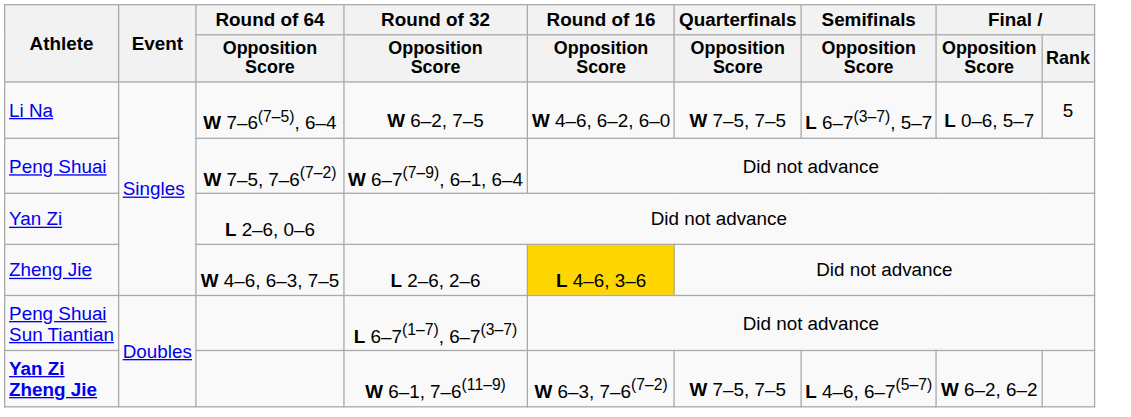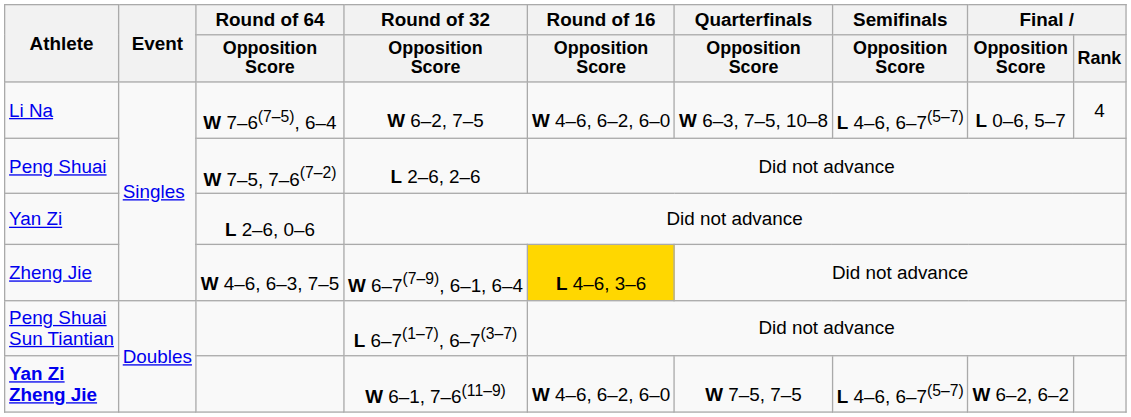(738, 121) W 7–5, 7–5 -> (754, 121) W 6–3, 7–5, 10–8
(869, 121) L 6–7(3–7), 5–7 -> (900, 121) L 4–6, 6–7(5–7)
(1068, 110) 5 -> (1099, 110) 4
(436, 177) W 6–7(7–9), 6–1, 6–4 -> (436, 177) L 2–6, 2–6
(436, 281) L 2–6, 2–6 -> (436, 283) W 6–7(7–9), 6–1, 6–4
(601, 390) W 6–3, 7–6(7–2) -> (601, 395) W 4–6, 6–2, 6–0
